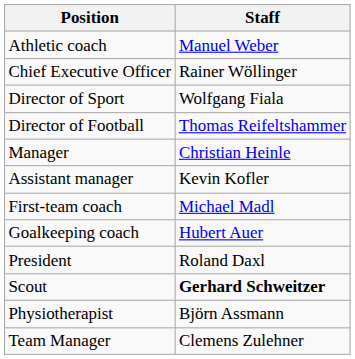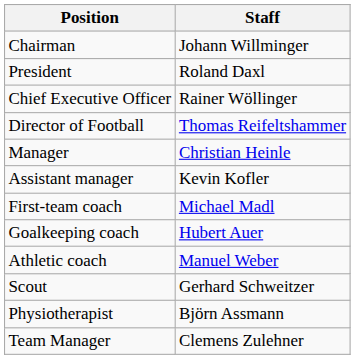+ row: (42, 44)
rows swapped: (40, 260) <-> (58, 44)
- row: (66, 98)
(252, 286) bold -> (246, 286) normal
